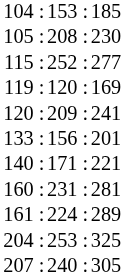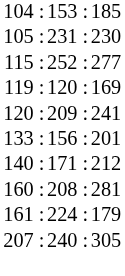(68, 36) 208 : -> (68, 36) 231 :
(106, 163) 221 -> (106, 163) 212
(68, 189) 231 : -> (68, 189) 208 :
(106, 214) 289 -> (106, 214) 179
- row: (24, 240)
